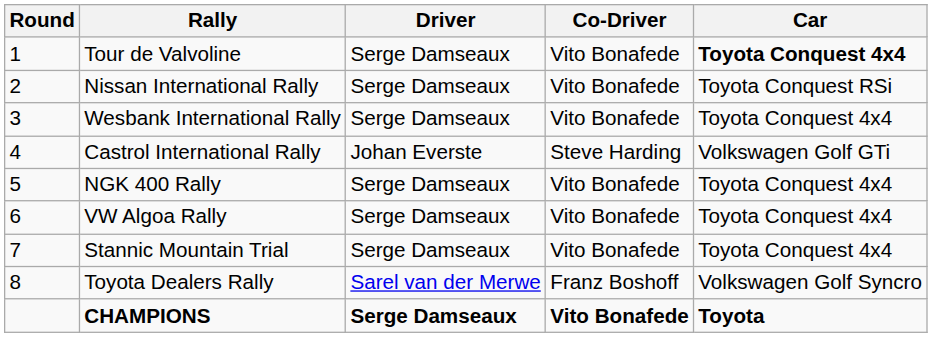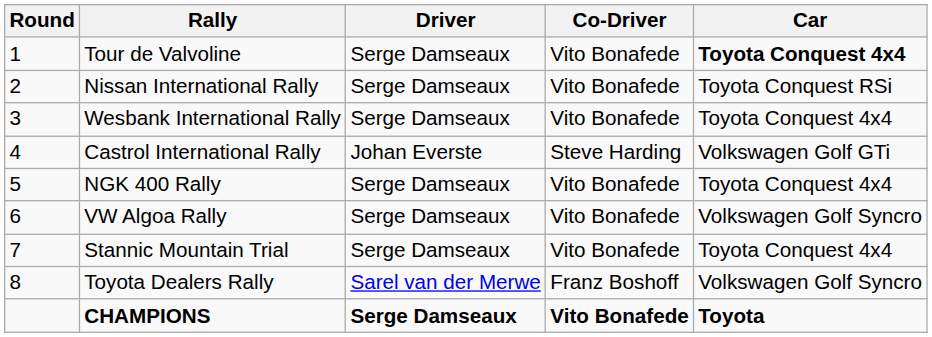(795, 217) Toyota Conquest 4x4 -> (810, 217) Volkswagen Golf Syncro
